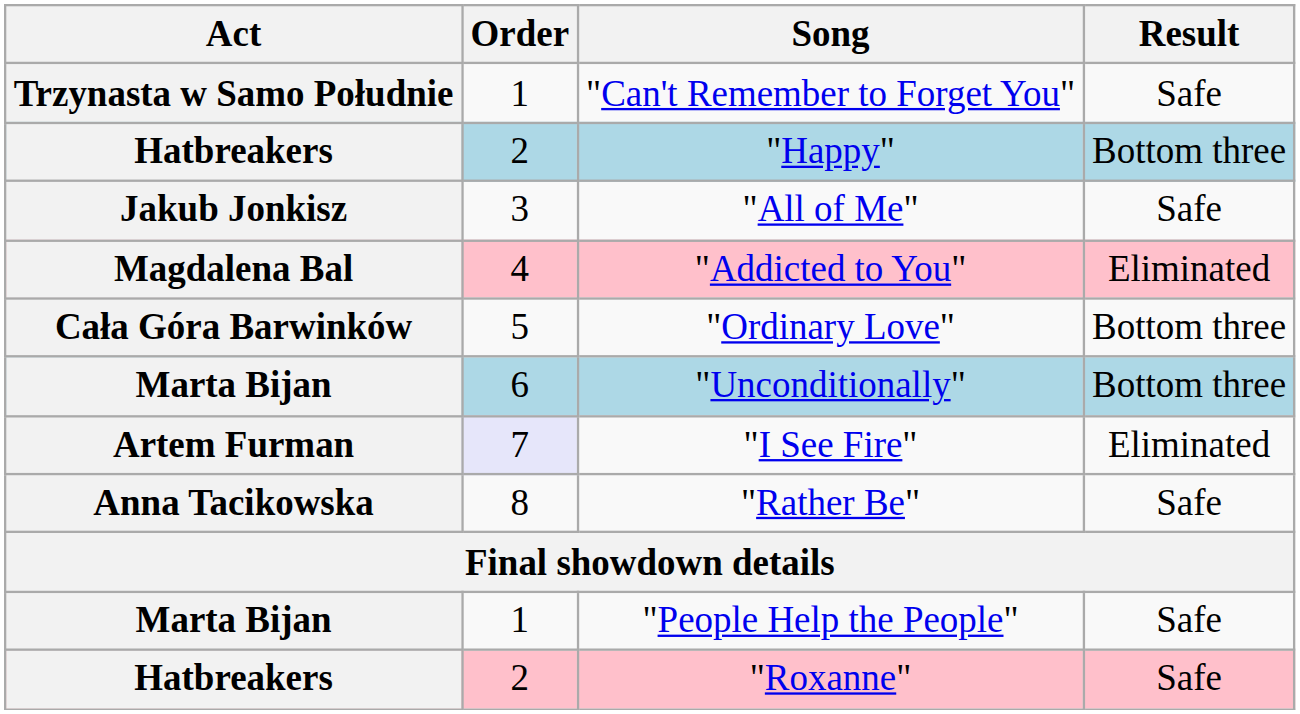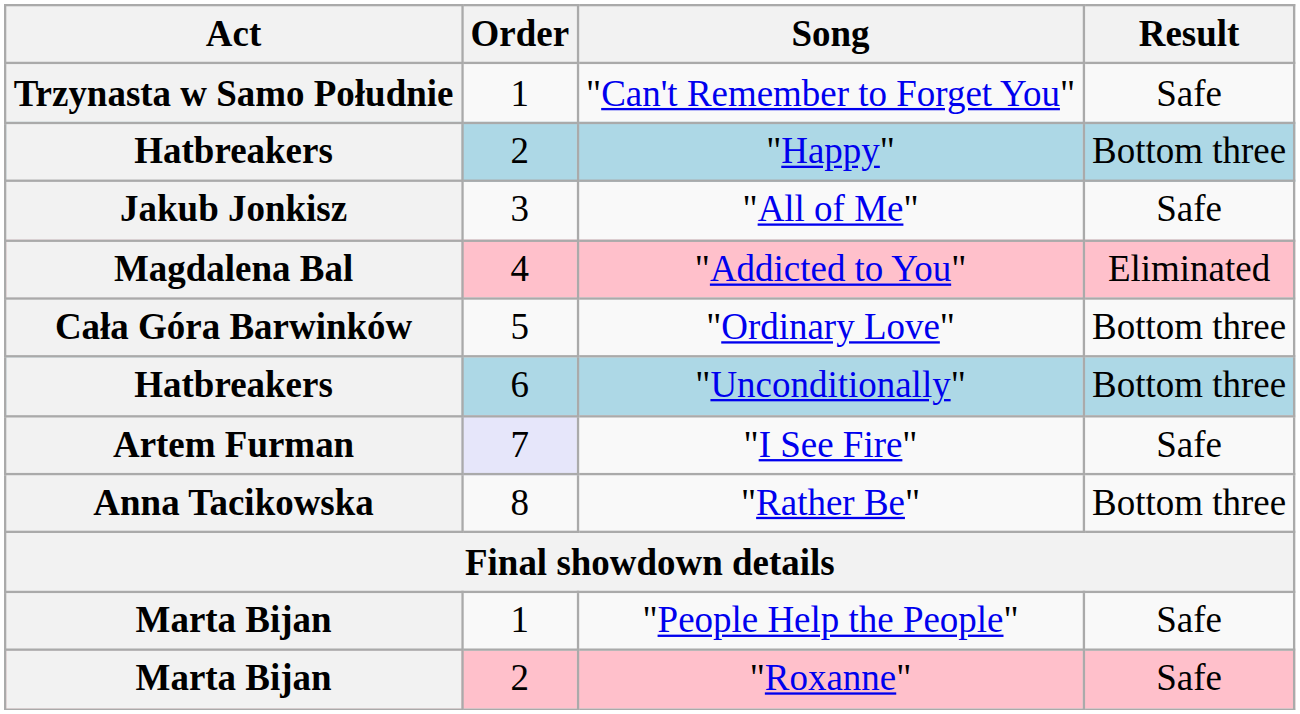(234, 385) Marta Bijan -> (234, 385) Hatbreakers
(1189, 444) Eliminated -> (1189, 444) Safe
(1189, 502) Safe -> (1189, 502) Bottom three
(234, 678) Hatbreakers -> (234, 678) Marta Bijan
